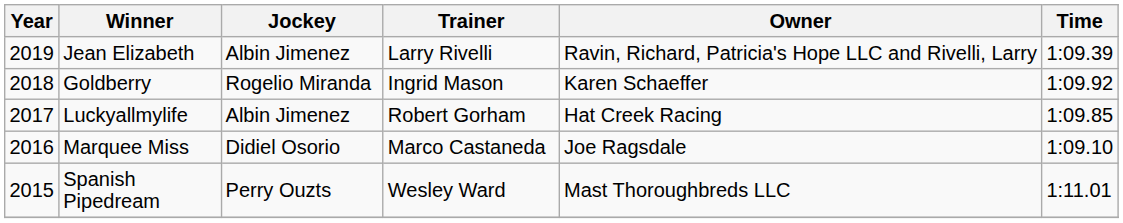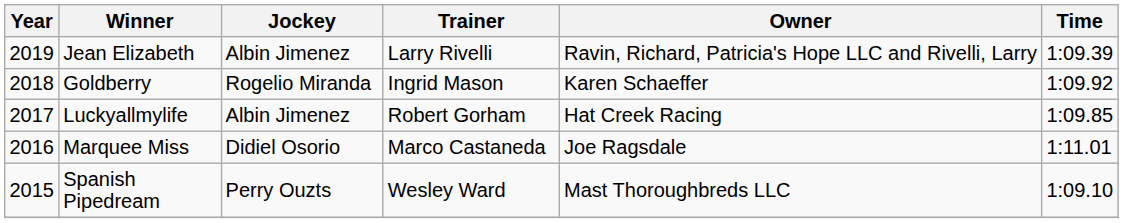(1080, 147) 1:09.10 -> (1079, 147) 1:11.01
(1079, 190) 1:11.01 -> (1080, 190) 1:09.10
